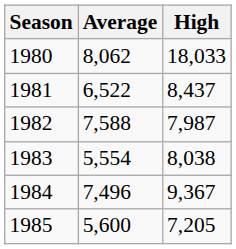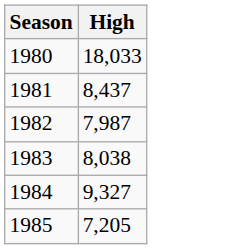- column: (120, 21)
(191, 191) 9,367 -> (107, 191) 9,327
